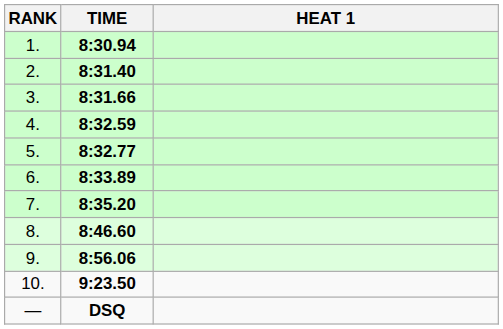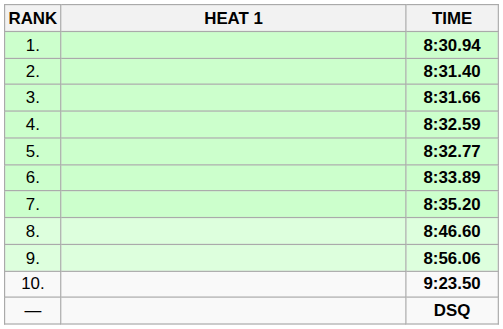columns swapped: (326, 18) <-> (107, 18)
